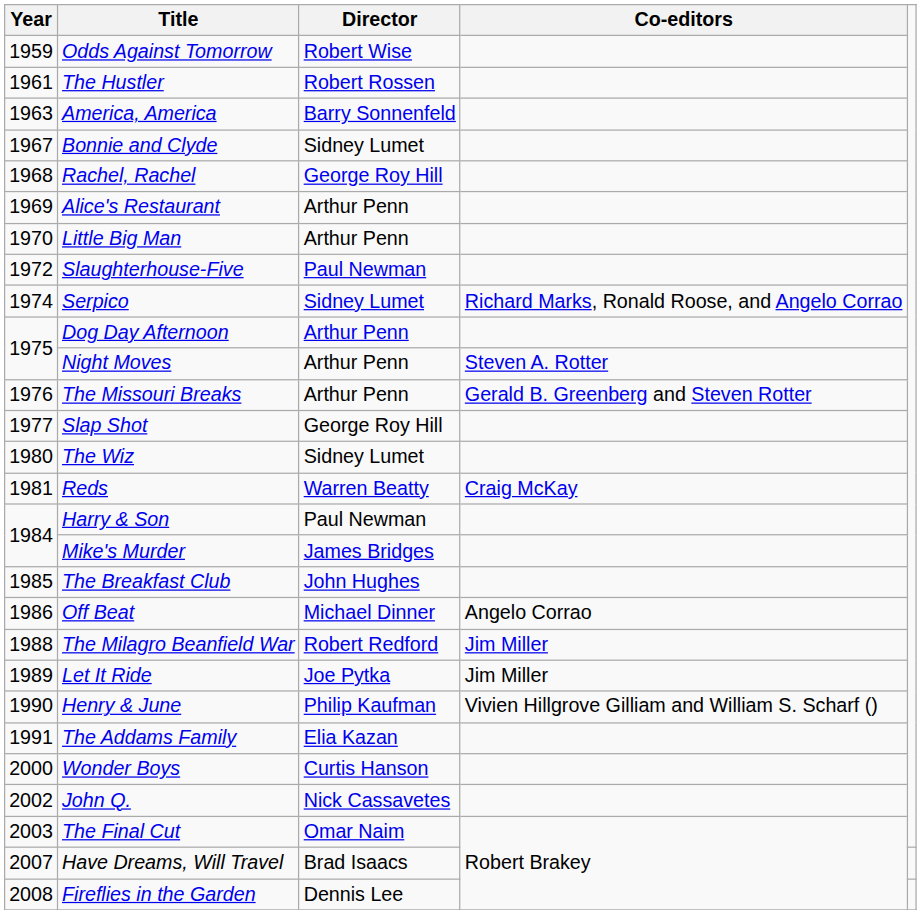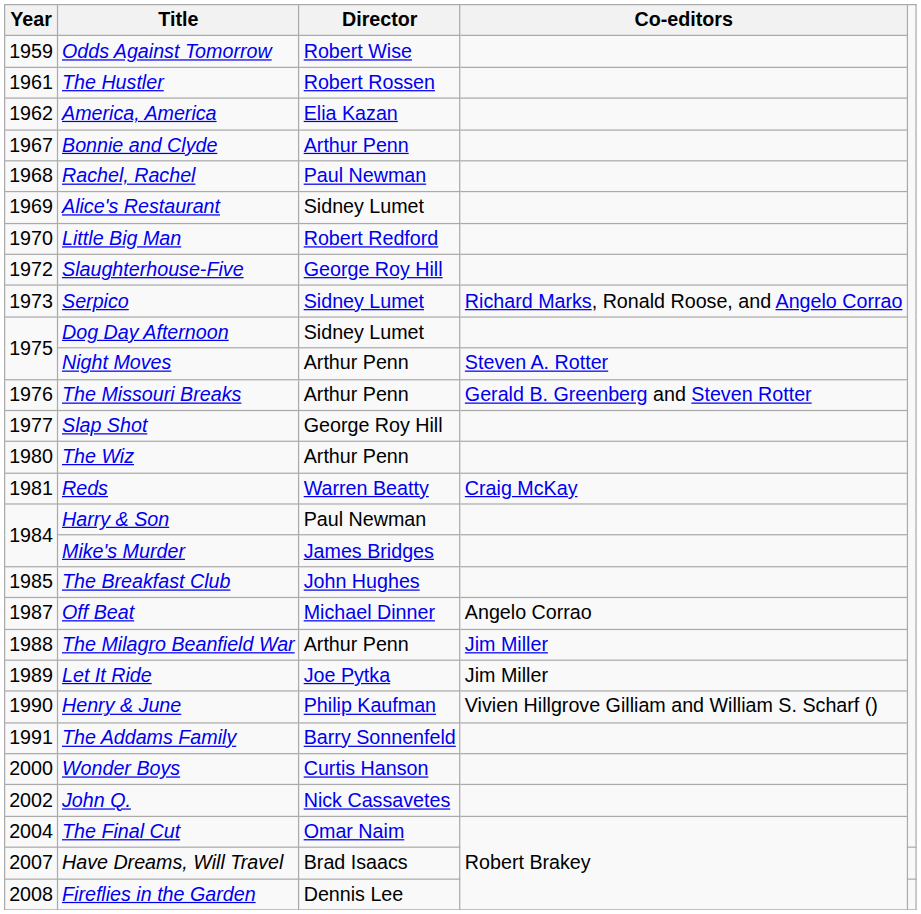(31, 113) 1963 -> (31, 113) 1962
(380, 113) Barry Sonnenfeld -> (351, 113) Elia Kazan
(364, 144) Sidney Lumet -> (356, 144) Arthur Penn
(373, 176) George Roy Hill -> (365, 176) Paul Newman
(356, 207) Arthur Penn -> (364, 207) Sidney Lumet
(356, 238) Arthur Penn -> (371, 238) Robert Redford
(365, 269) Paul Newman -> (373, 269) George Roy Hill
(31, 301) 1974 -> (31, 301) 1973
(356, 332) Arthur Penn -> (364, 332) Sidney Lumet
(364, 457) Sidney Lumet -> (356, 457) Arthur Penn
(31, 613) 1986 -> (31, 613) 1987
(371, 644) Robert Redford -> (356, 644) Arthur Penn
(351, 737) Elia Kazan -> (380, 737) Barry Sonnenfeld
(31, 831) 2003 -> (31, 831) 2004
